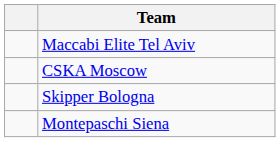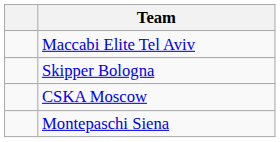rows swapped: (98, 96) <-> (94, 70)
